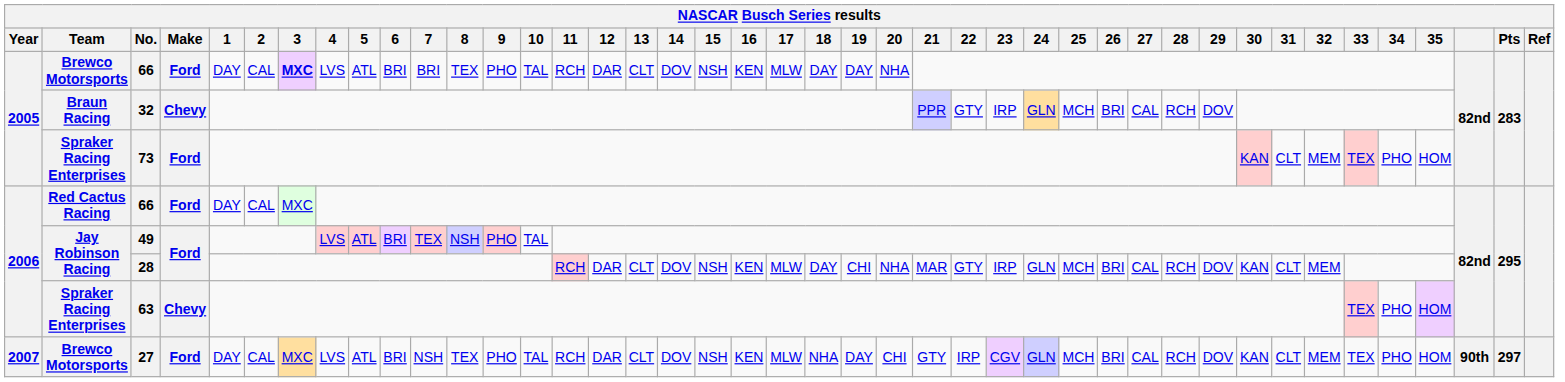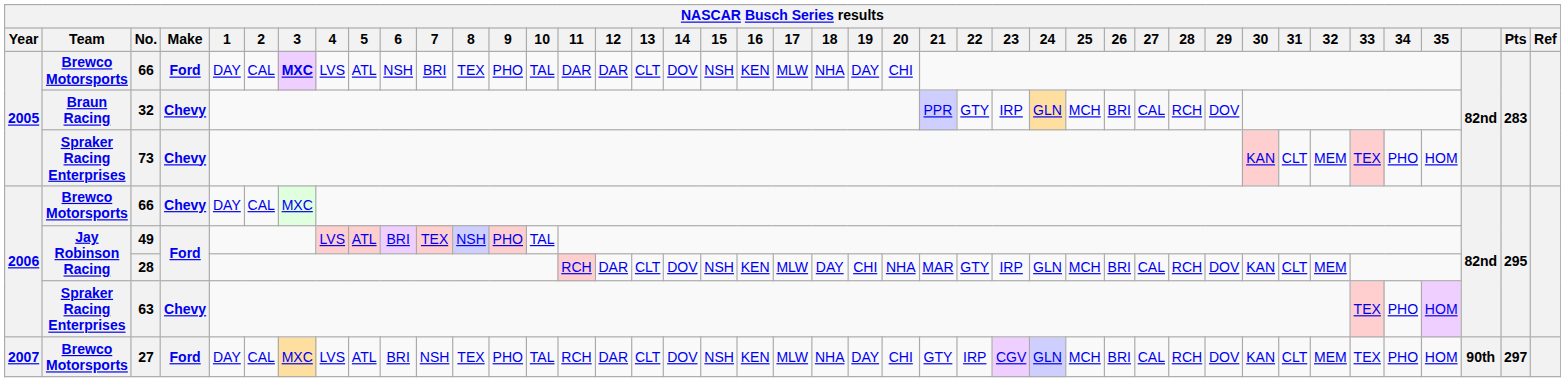(395, 71) BRI -> (398, 71) NSH
(570, 71) RCH -> (576, 71) DAR
(823, 71) DAY -> (830, 71) NHA
(894, 71) NHA -> (901, 71) CHI
(185, 158) Ford -> (185, 158) Chevy
(87, 206) Red Cactus Racing -> (87, 206) Brewco Motorsports
(185, 206) Ford -> (185, 206) Chevy
